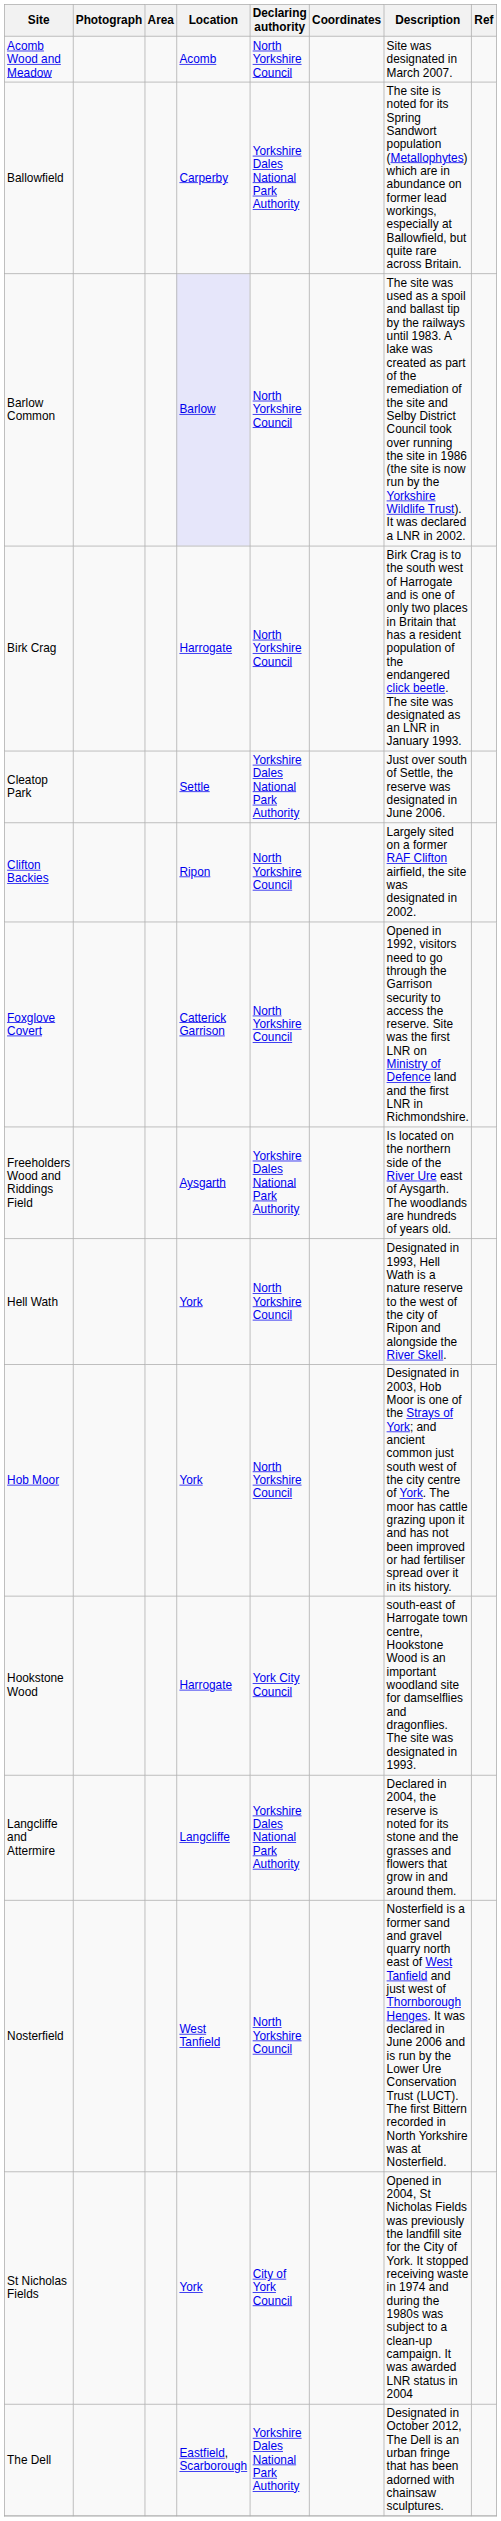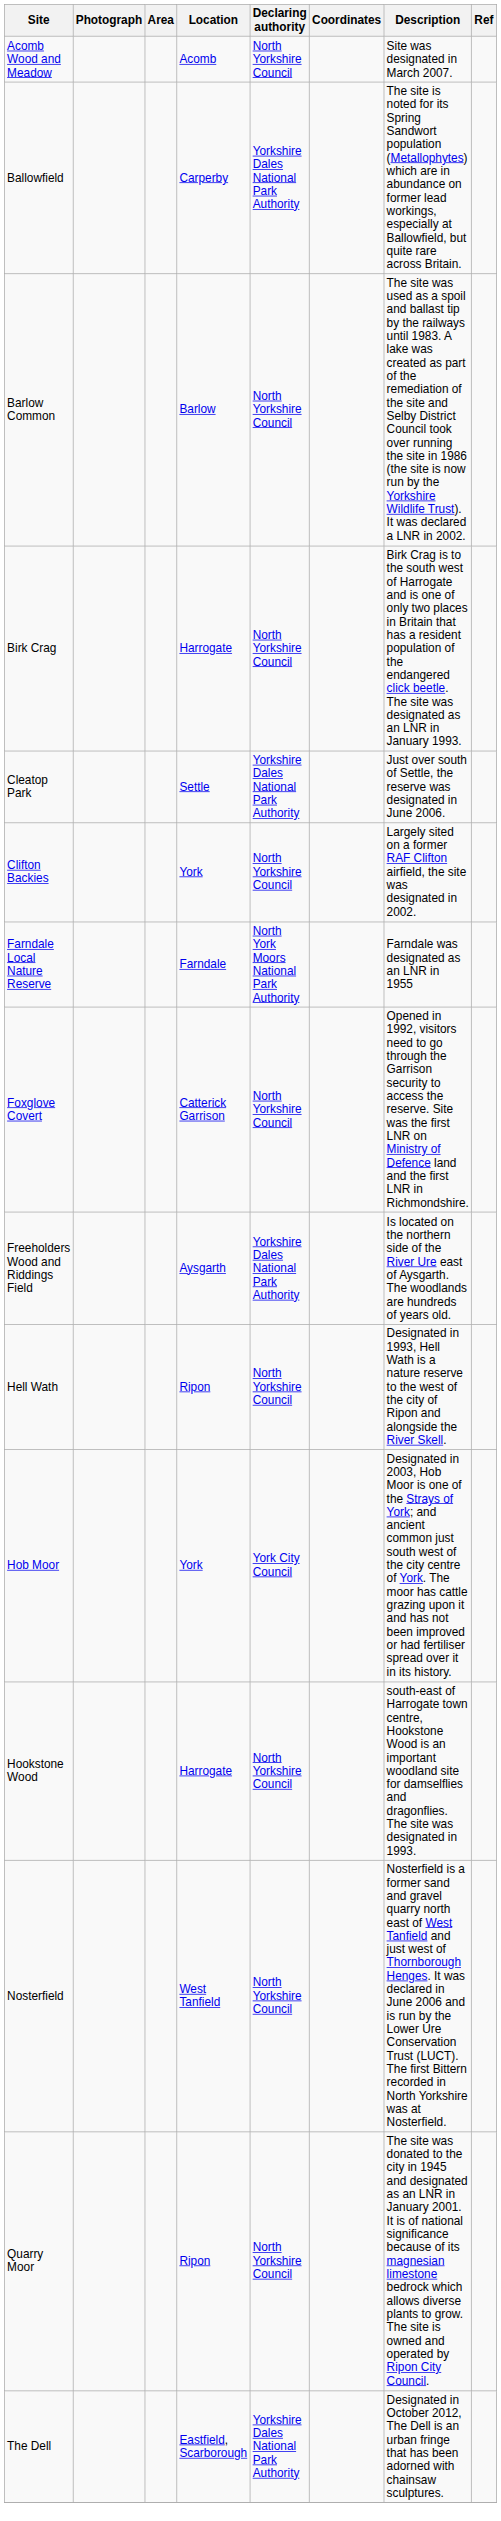(197, 409) lavender background -> (197, 409) no background
(195, 872) Ripon -> (191, 872) York
+ row: (30, 964)
(191, 1301) York -> (195, 1387) Ripon
(277, 1480) North Yorkshire Council -> (276, 1565) York City Council
(276, 1685) York City Council -> (277, 1771) North Yorkshire Council
- row: (32, 1837)
+ row: (25, 2261)
- row: (37, 2288)
